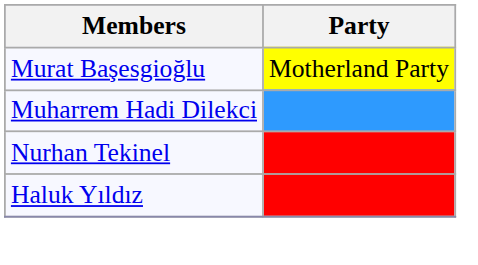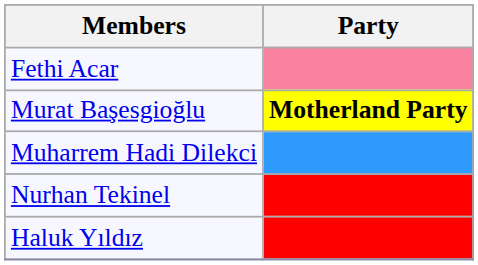+ row: (65, 68)
(359, 68) normal -> (368, 110) bold
